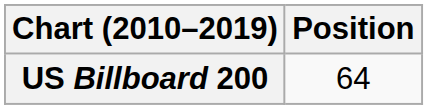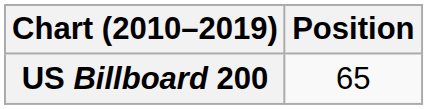(353, 78) 64 -> (353, 78) 65
